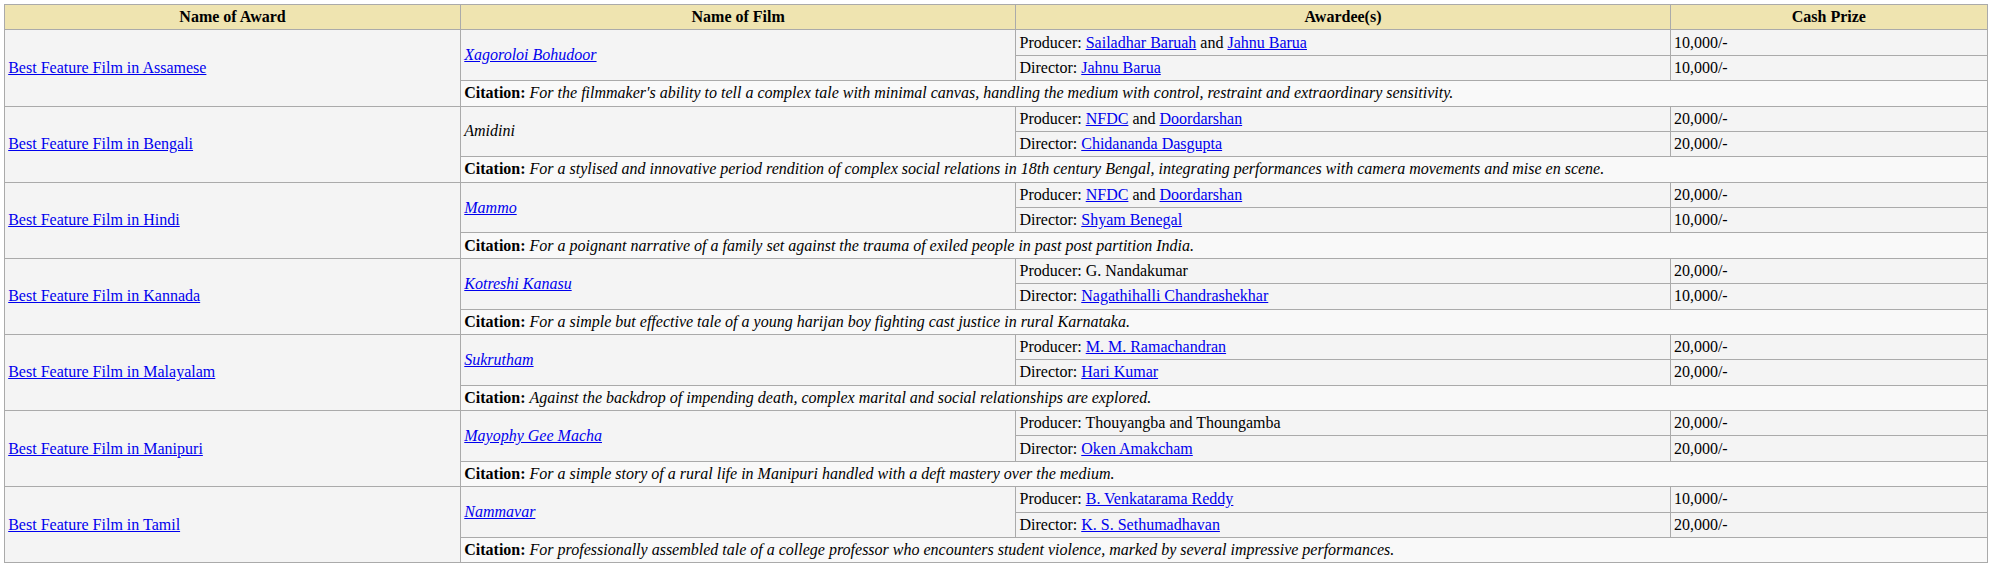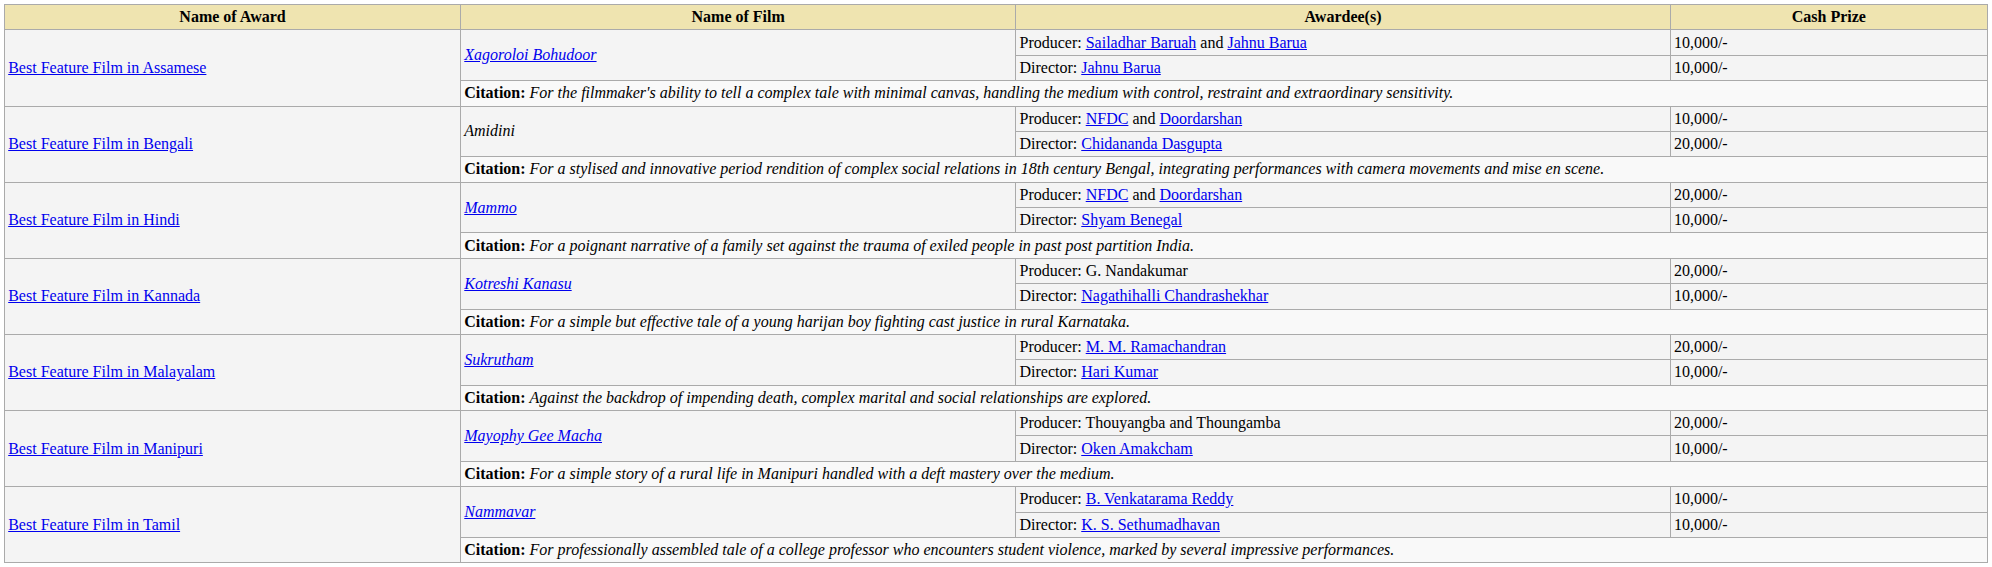(1701, 118) 20,000/- -> (1701, 118) 10,000/-
(1701, 372) 20,000/- -> (1701, 372) 10,000/-
(1701, 448) 20,000/- -> (1701, 448) 10,000/-
(1701, 524) 20,000/- -> (1701, 524) 10,000/-
